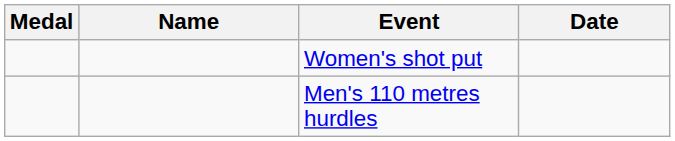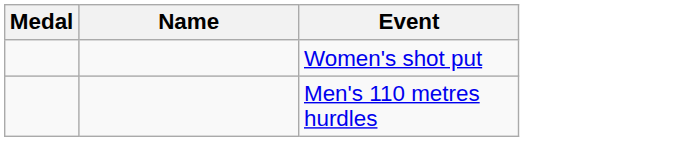- column: (594, 22)
